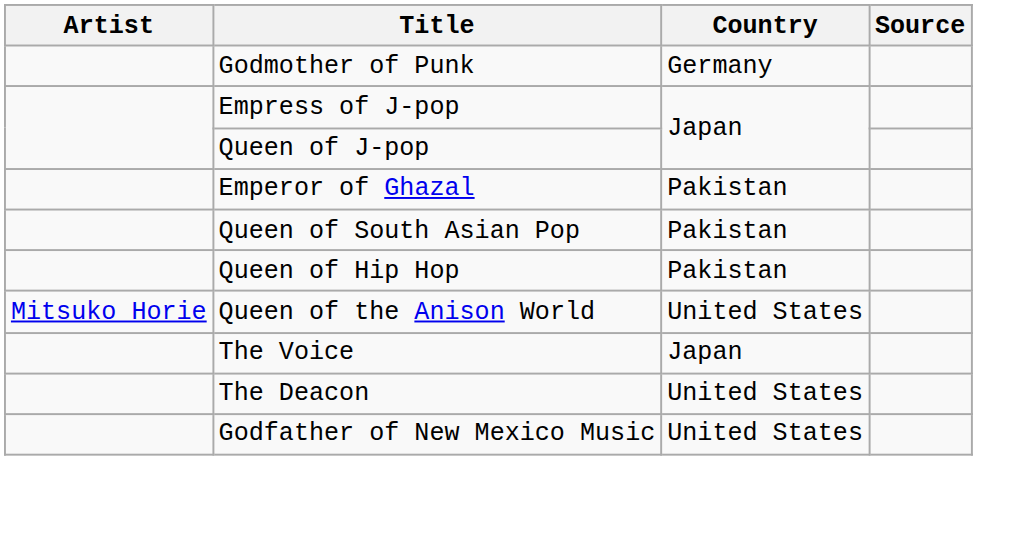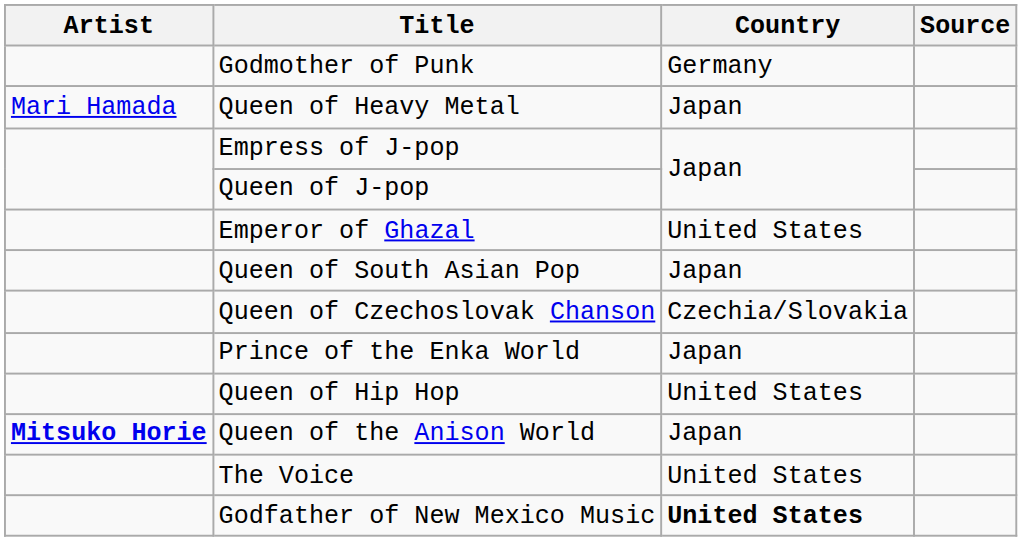+ row: (369, 107)
(727, 189) Pakistan -> (765, 230) United States
(727, 230) Pakistan -> (705, 271) Japan
+ row: (437, 312)
+ row: (399, 353)
(727, 271) Pakistan -> (765, 393) United States
(109, 312) normal -> (109, 434) bold
(765, 312) United States -> (705, 434) Japan
(705, 353) Japan -> (765, 475) United States
- row: (294, 393)
(765, 434) normal -> (765, 516) bold
